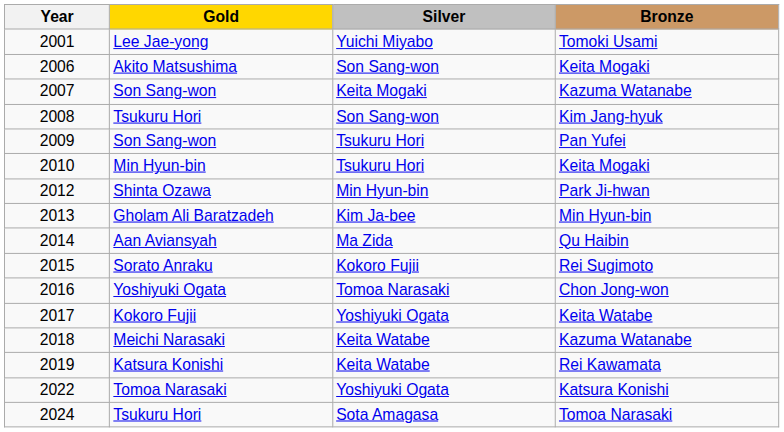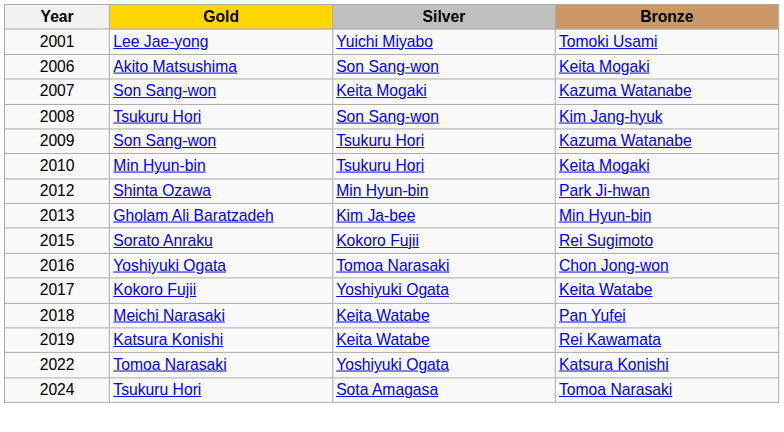(592, 141) Pan Yufei -> (625, 141) Kazuma Watanabe
- row: (57, 240)
(625, 340) Kazuma Watanabe -> (592, 315) Pan Yufei
